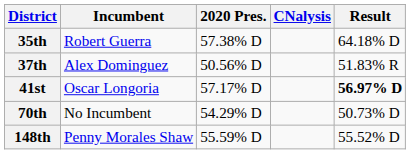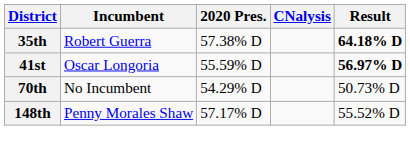(369, 40) normal -> (370, 40) bold
- row: (32, 64)
(231, 88) 57.17% D -> (231, 64) 55.59% D
(231, 137) 55.59% D -> (231, 112) 57.17% D
